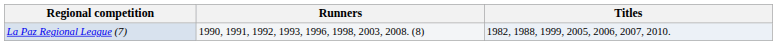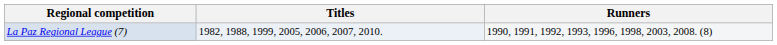columns swapped: (628, 13) <-> (340, 13)
